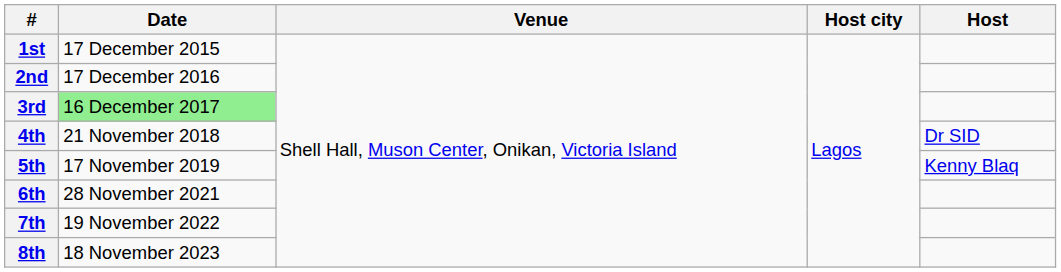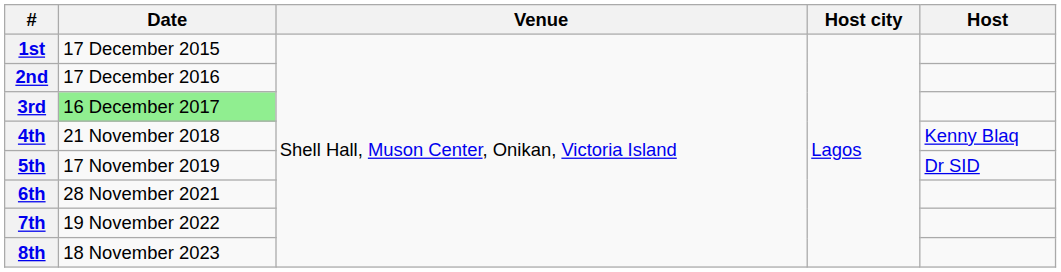(952, 136) Dr SID -> (972, 136) Kenny Blaq
(972, 165) Kenny Blaq -> (952, 165) Dr SID
